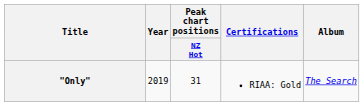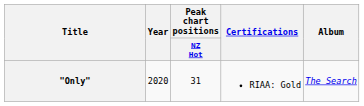(158, 81) 2019 -> (158, 81) 2020
